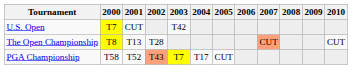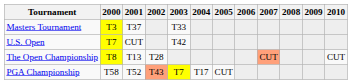+ row: (44, 27)
